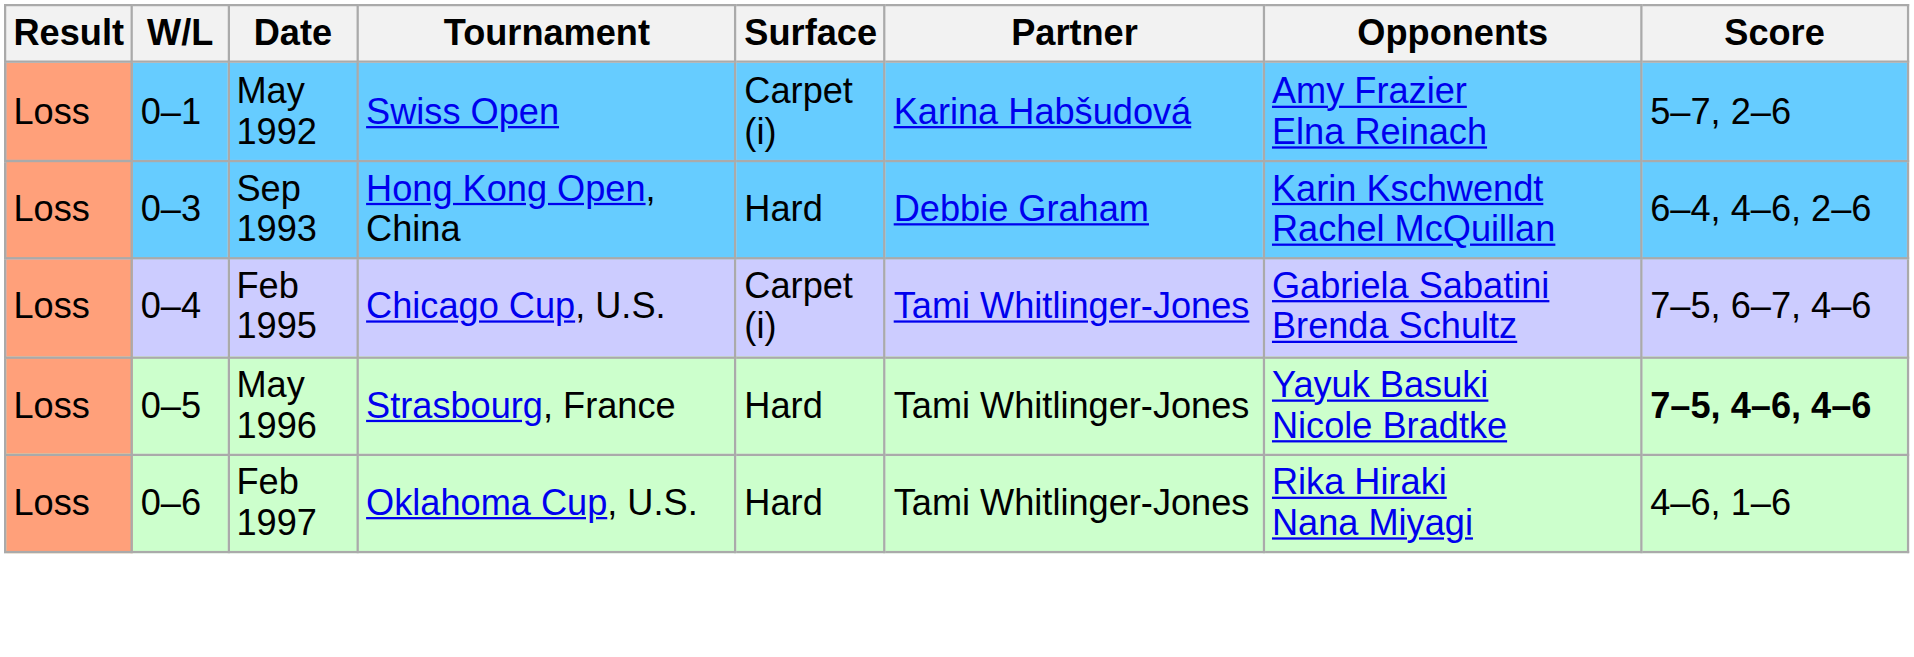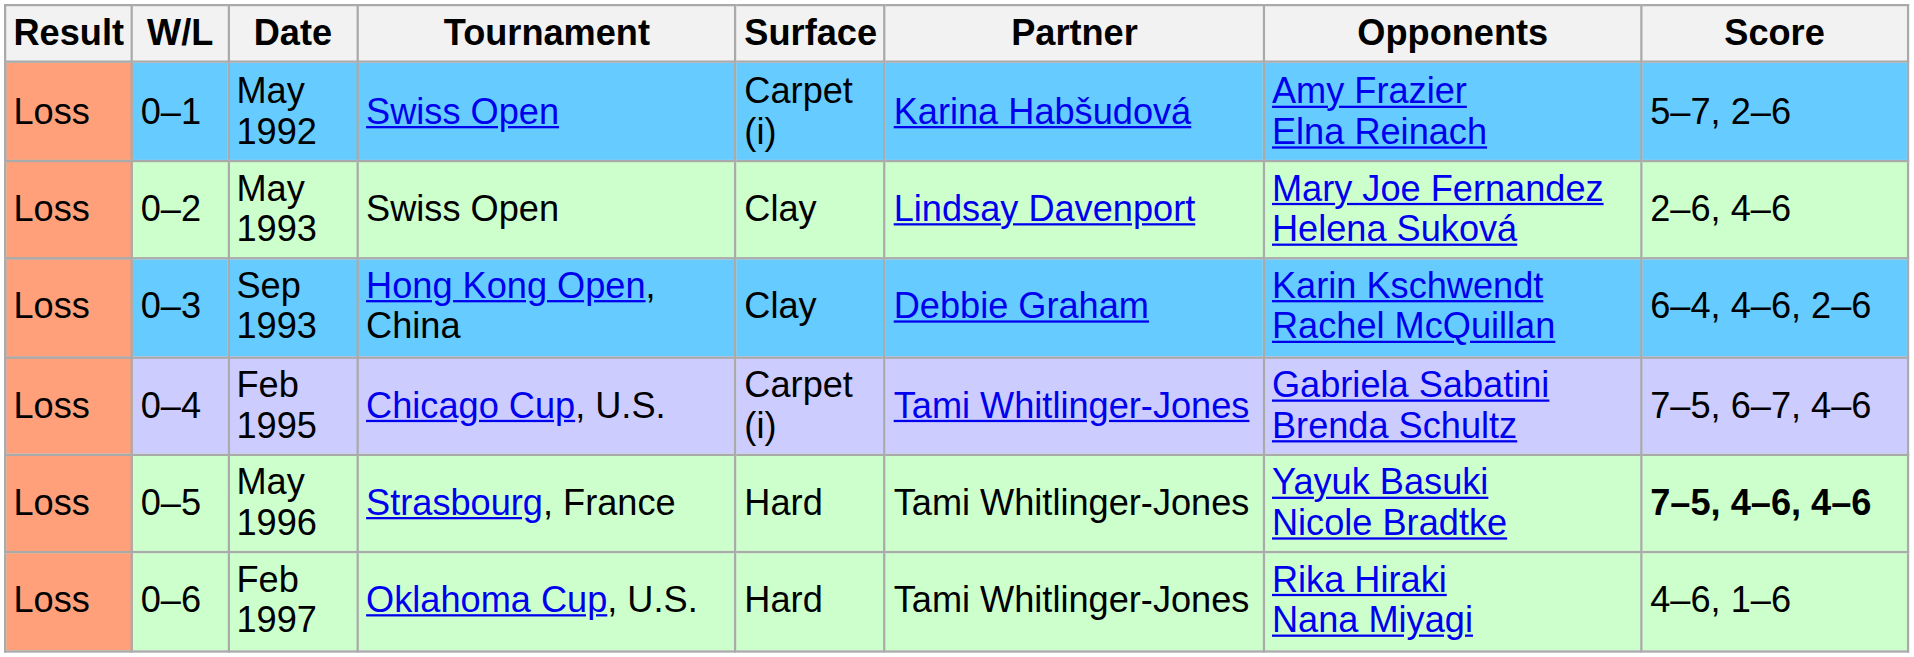+ row: (277, 208)
(784, 208) Hard -> (781, 306) Clay
